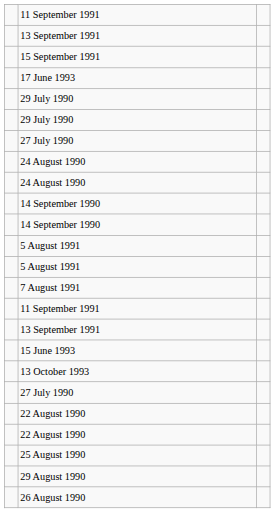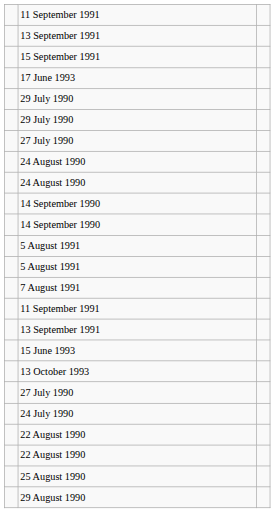+ row: (11, 414)
- row: (11, 497)
